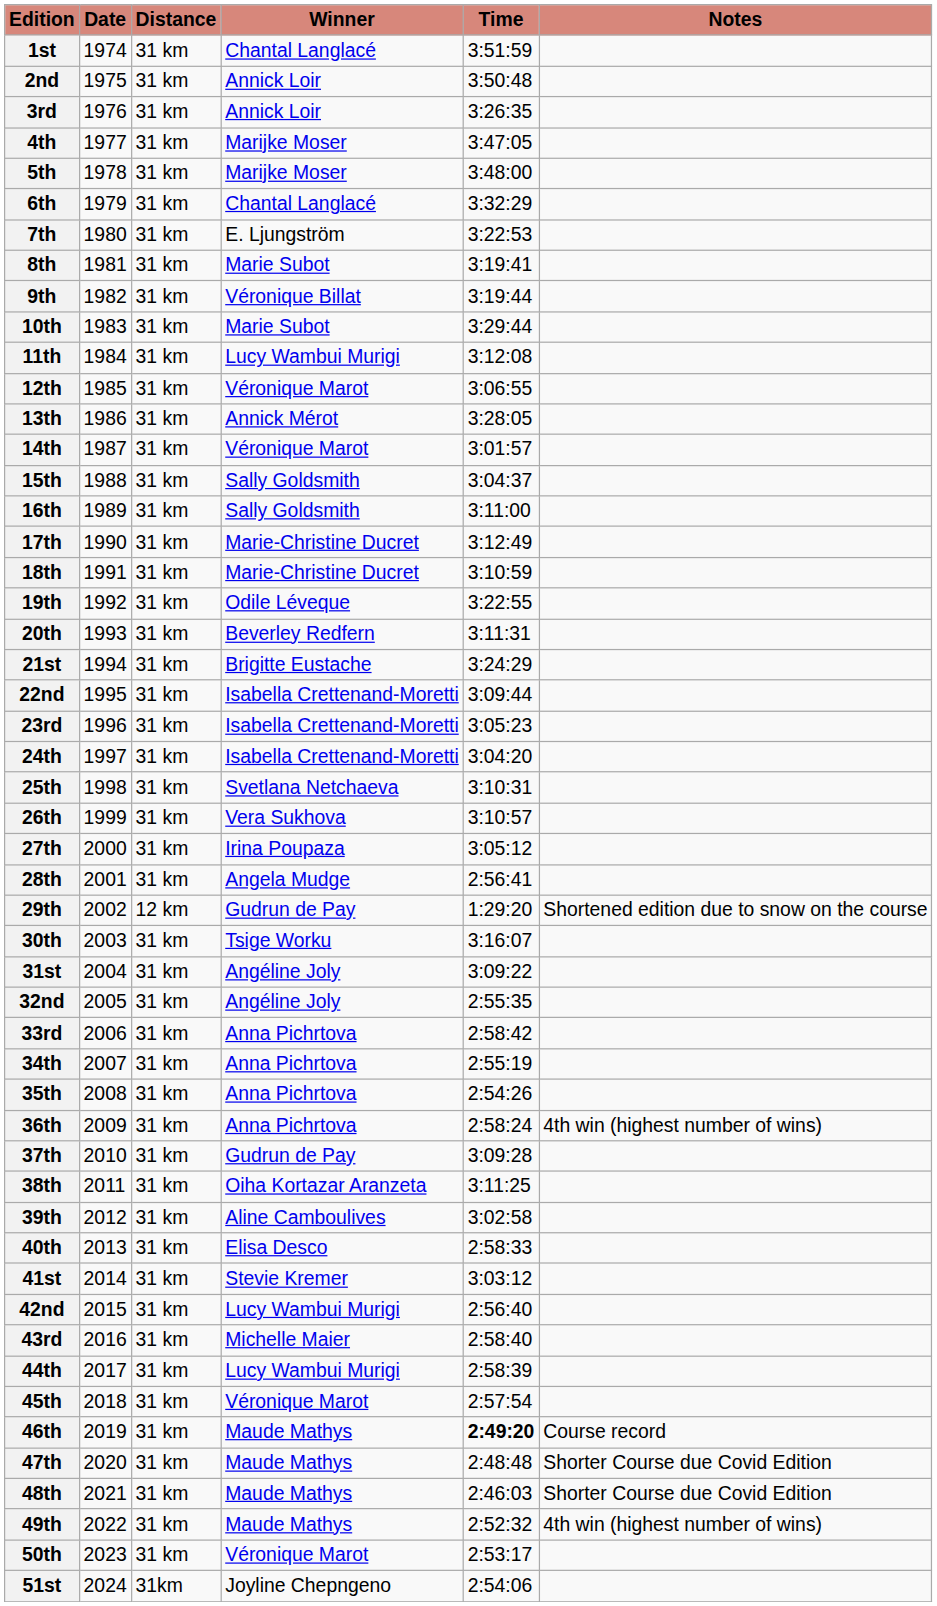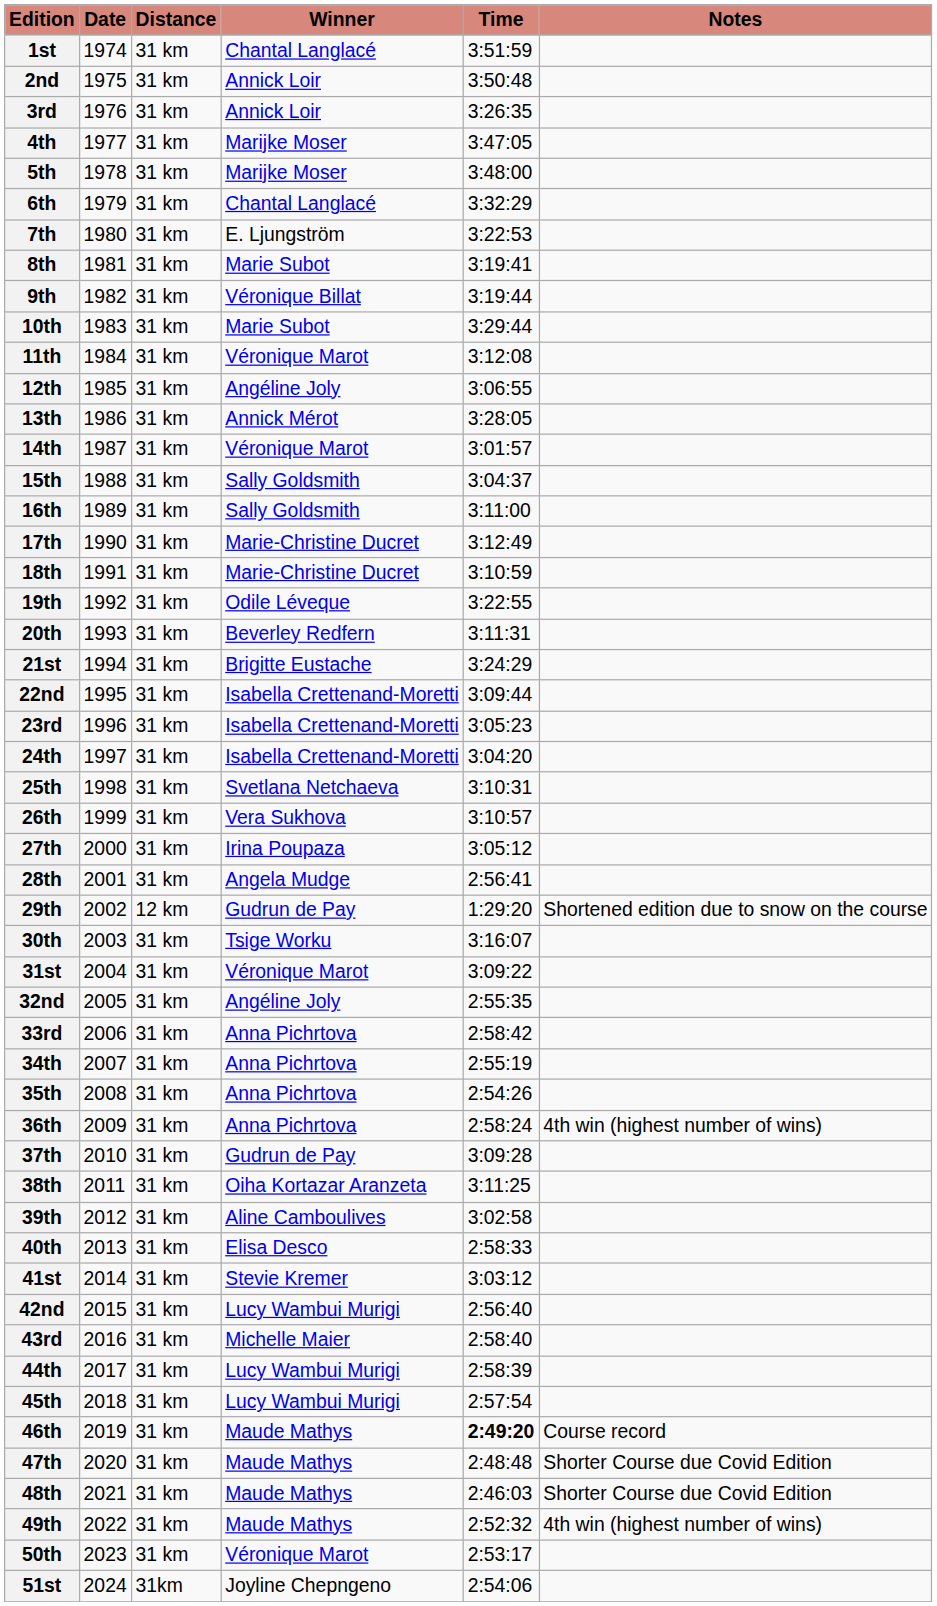(313, 357) Lucy Wambui Murigi -> (297, 357) Véronique Marot
(297, 388) Véronique Marot -> (283, 388) Angéline Joly
(283, 971) Angéline Joly -> (297, 971) Véronique Marot
(297, 1401) Véronique Marot -> (313, 1401) Lucy Wambui Murigi
